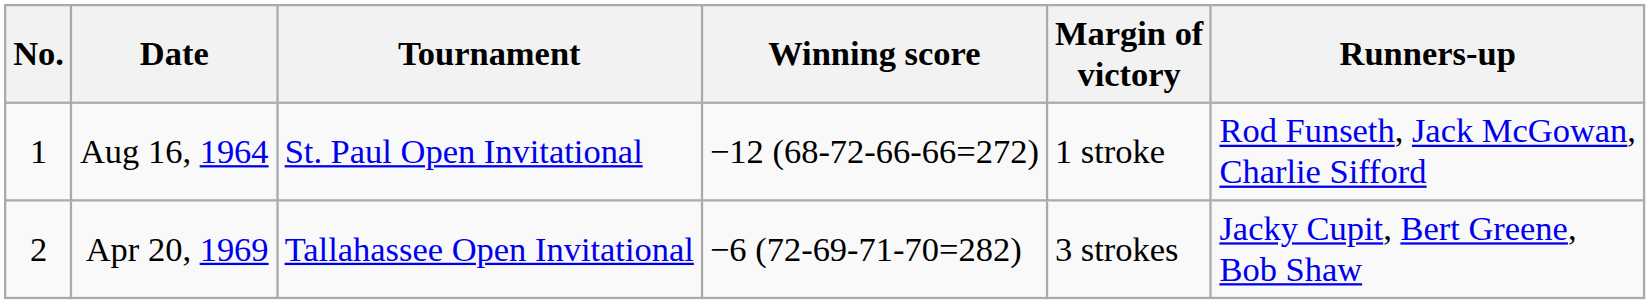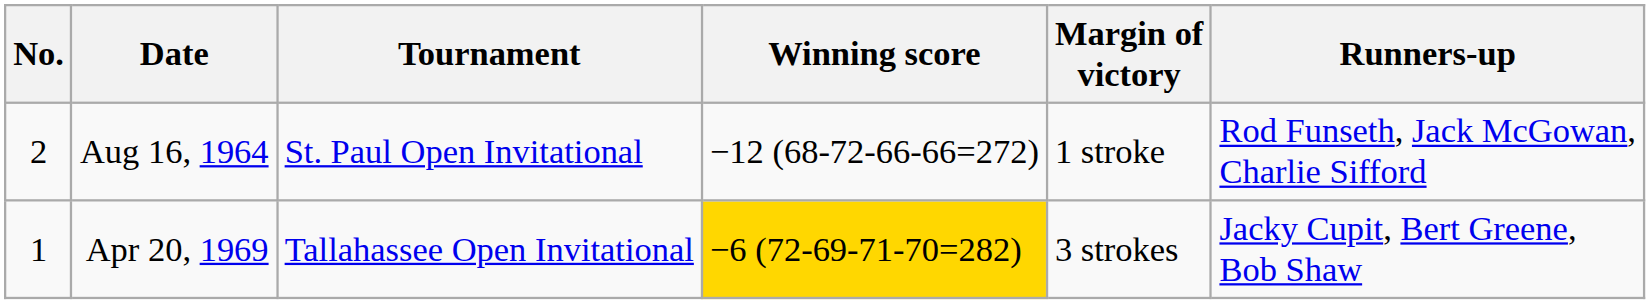(39, 151) 1 -> (39, 151) 2
(39, 249) 2 -> (39, 249) 1
(866, 249) no background -> (866, 249) gold background
